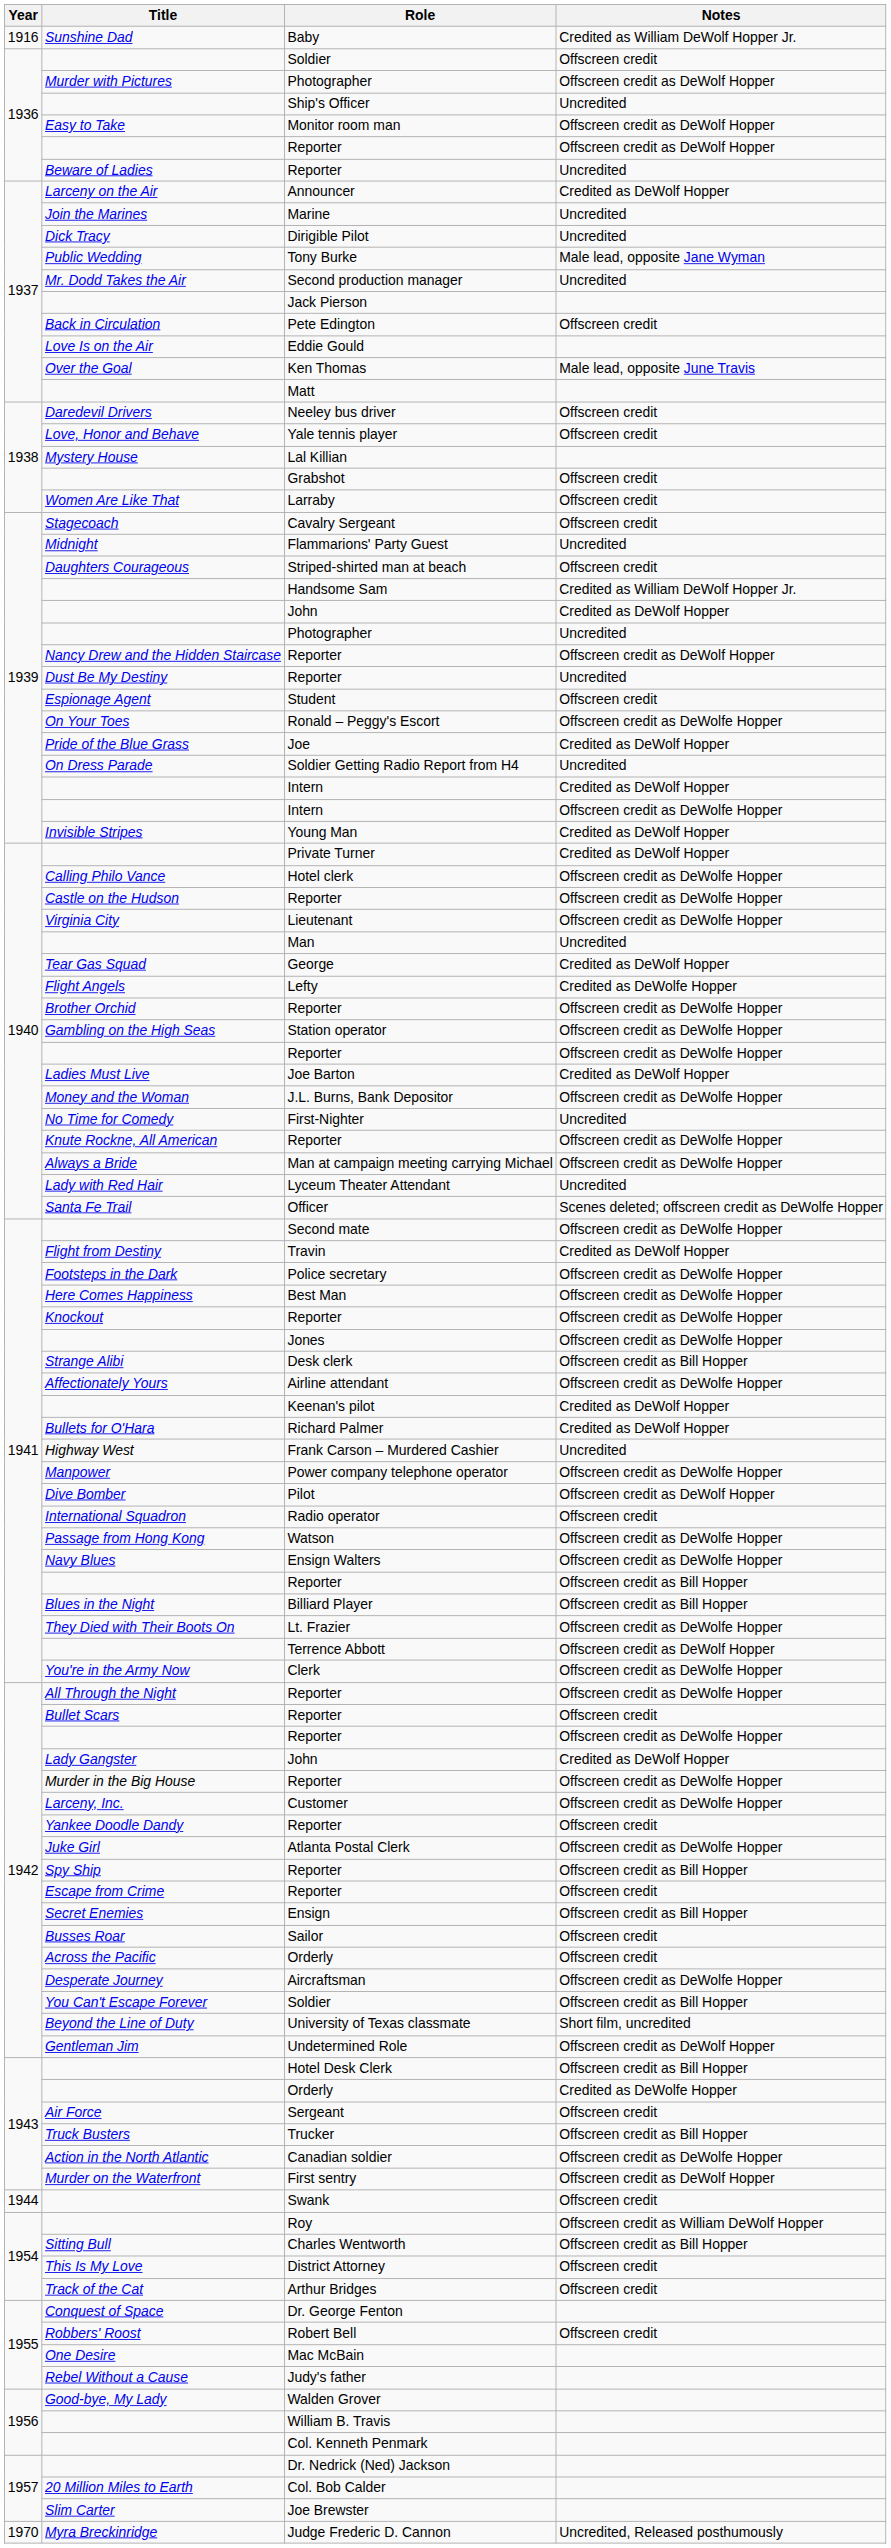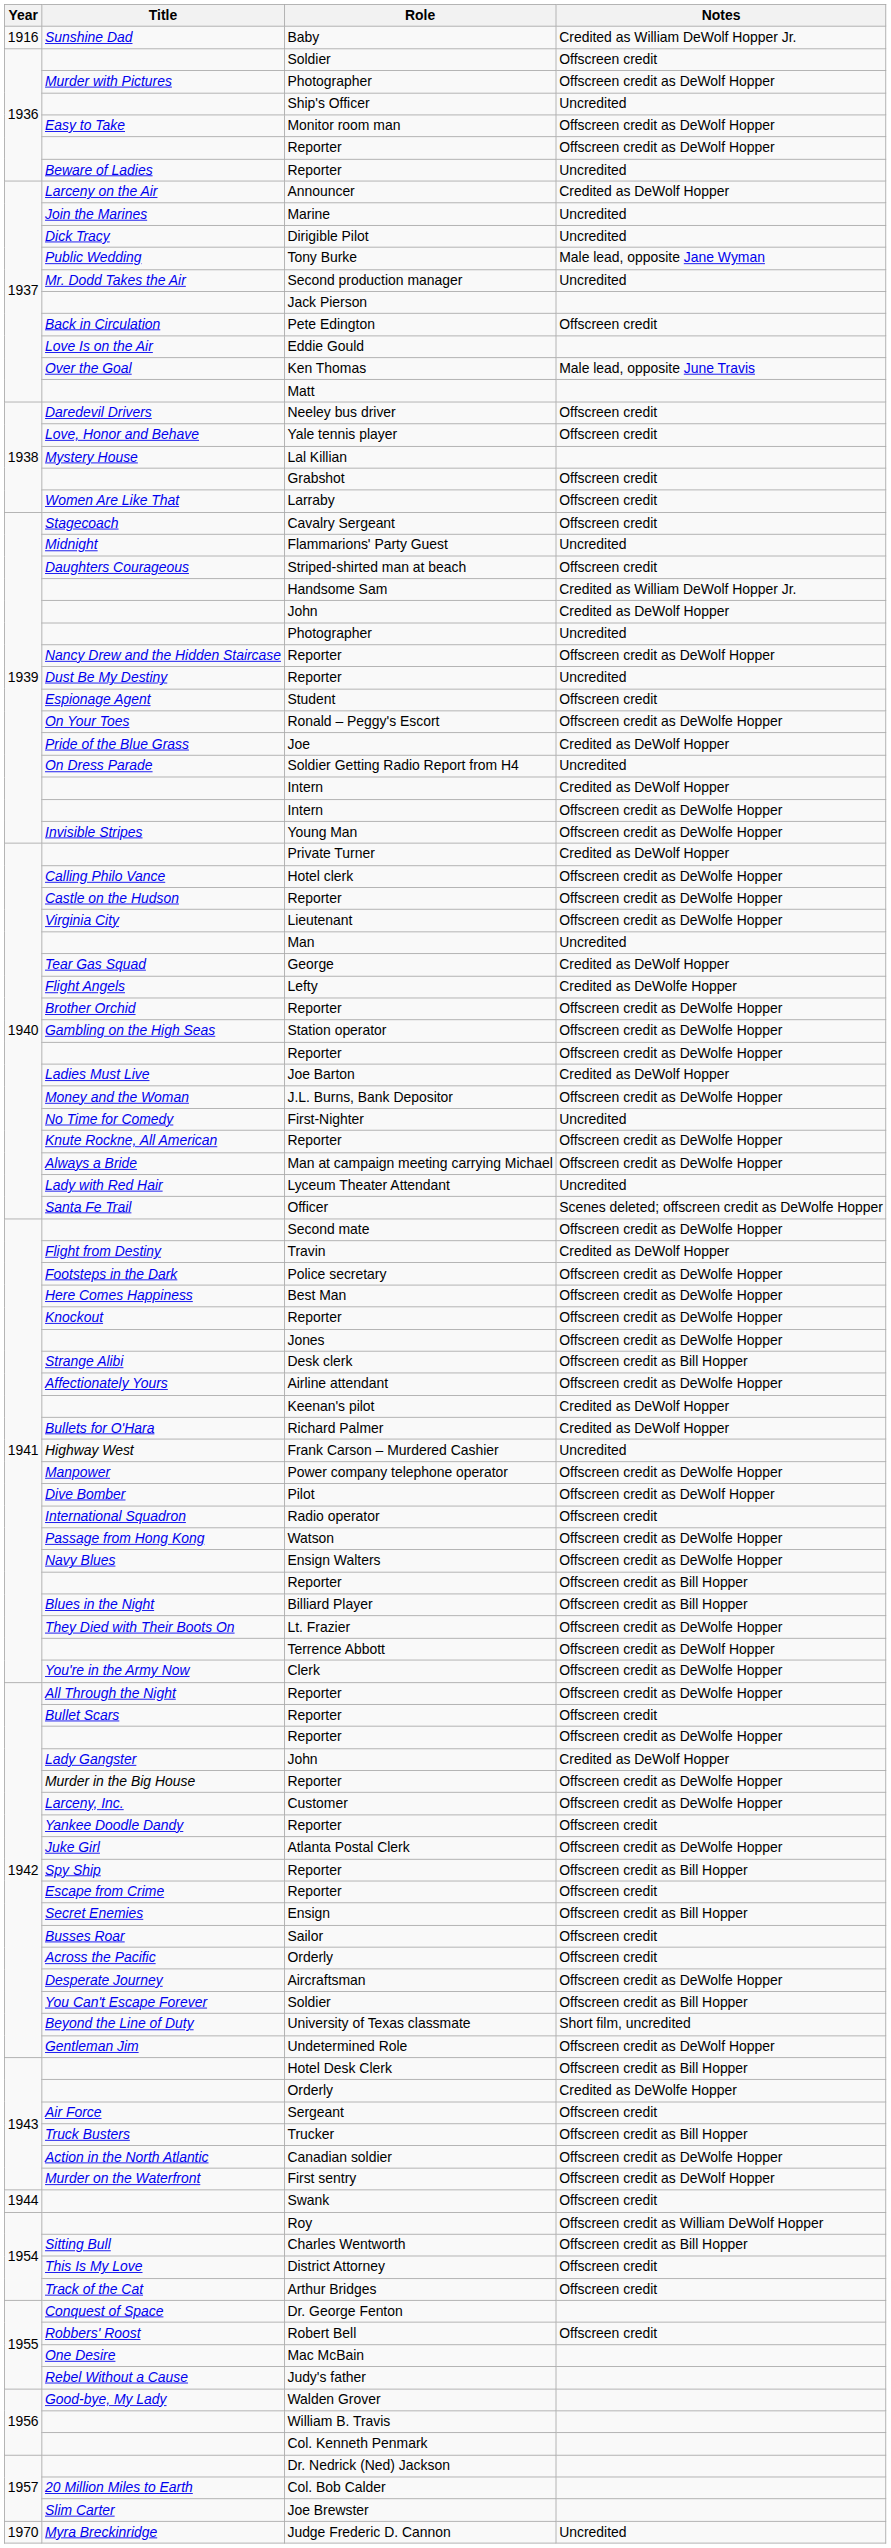(644, 832) Credited as DeWolf Hopper -> (671, 832) Offscreen credit as DeWolfe Hopper
(671, 2532) Uncredited, Released posthumously -> (593, 2532) Uncredited
